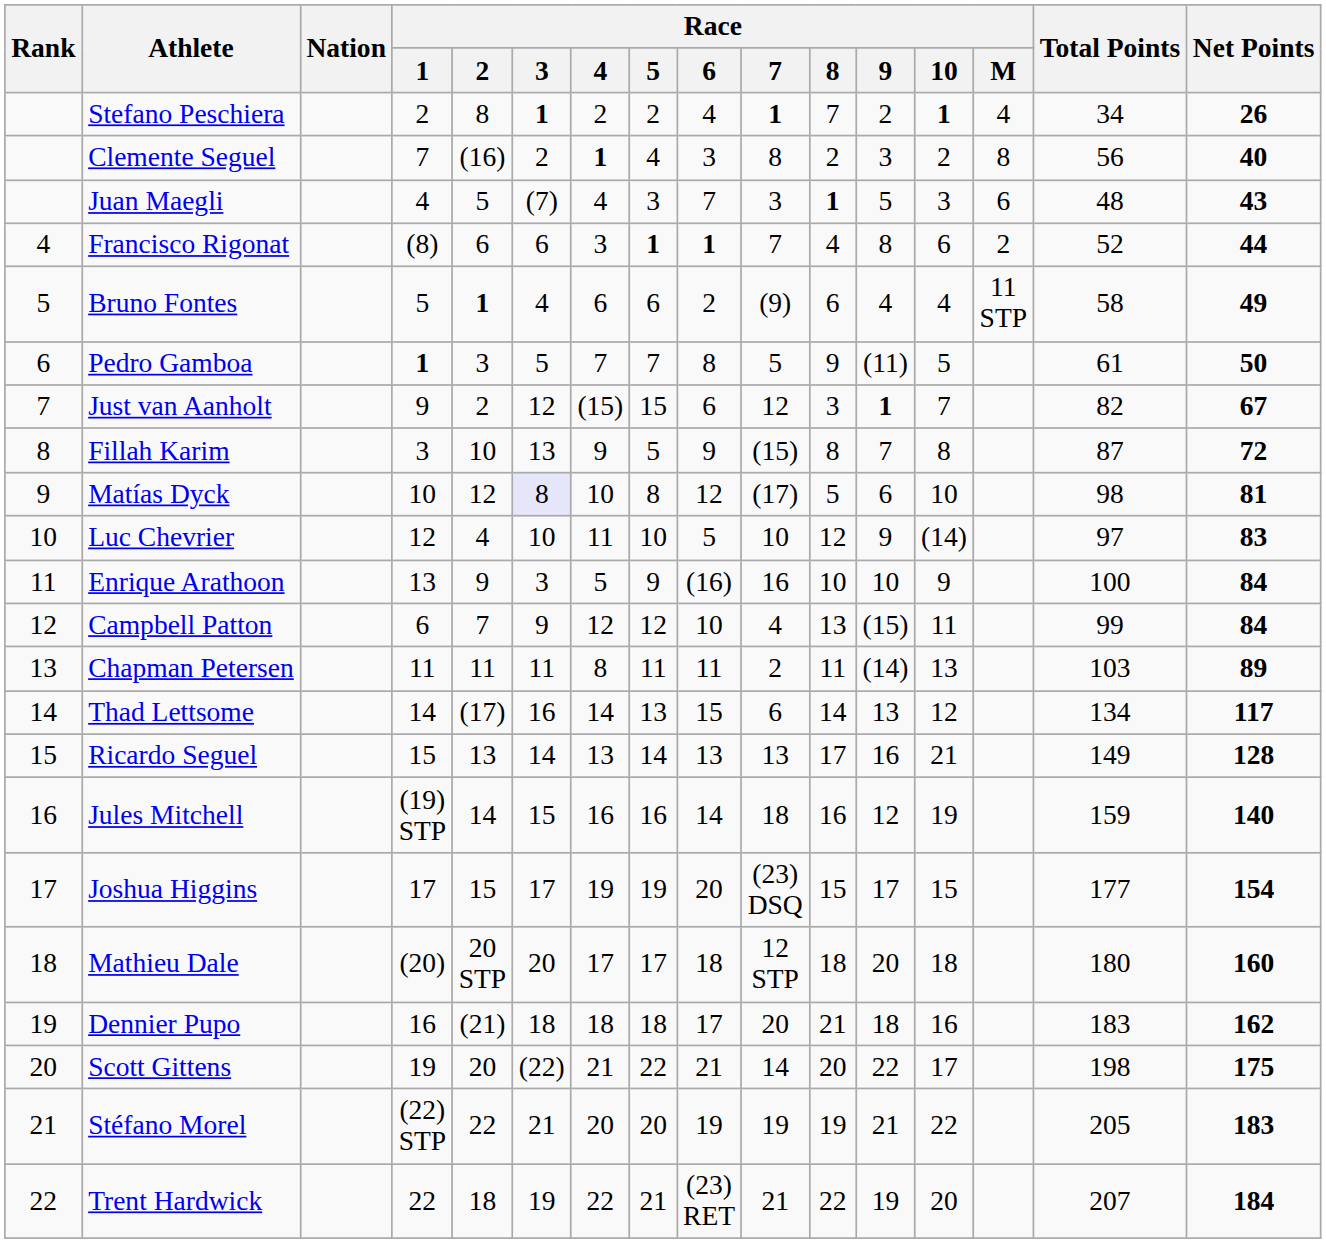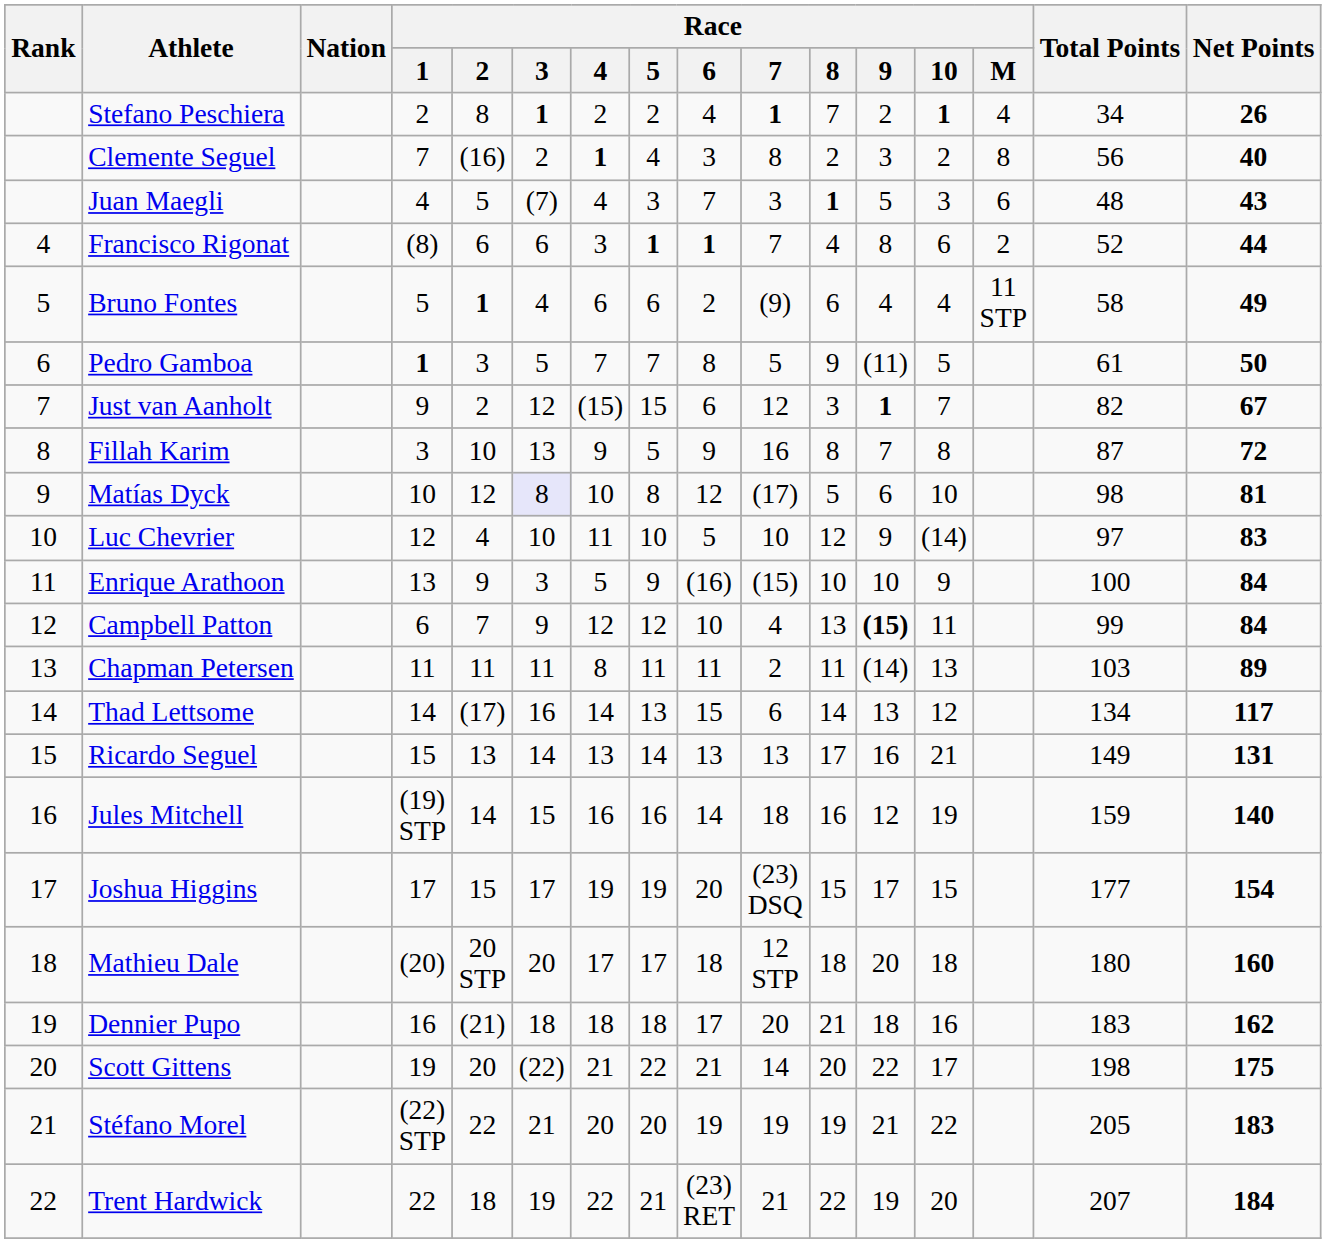(775, 450) (15) -> (775, 450) 16
(775, 581) 16 -> (775, 581) (15)
(885, 624) normal -> (885, 624) bold
(1254, 755) 128 -> (1254, 755) 131
